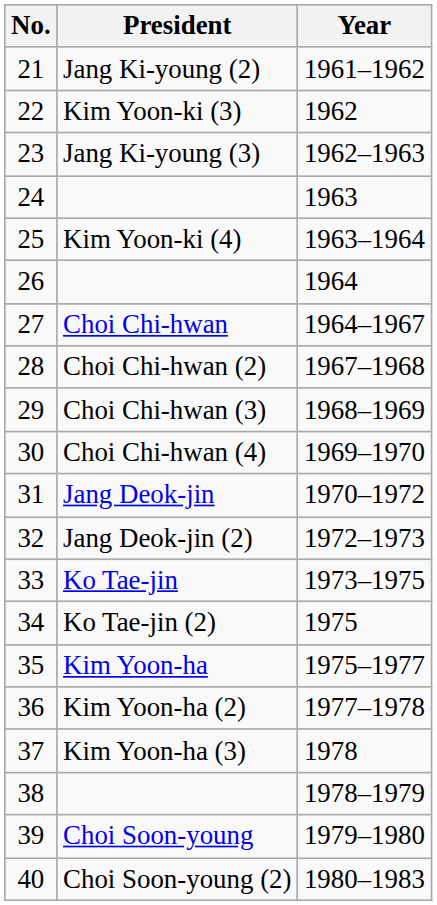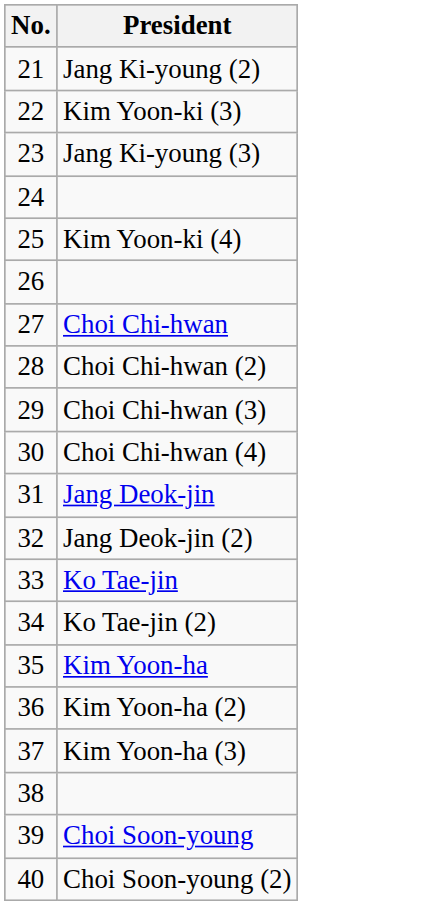- column: (364, 25)
